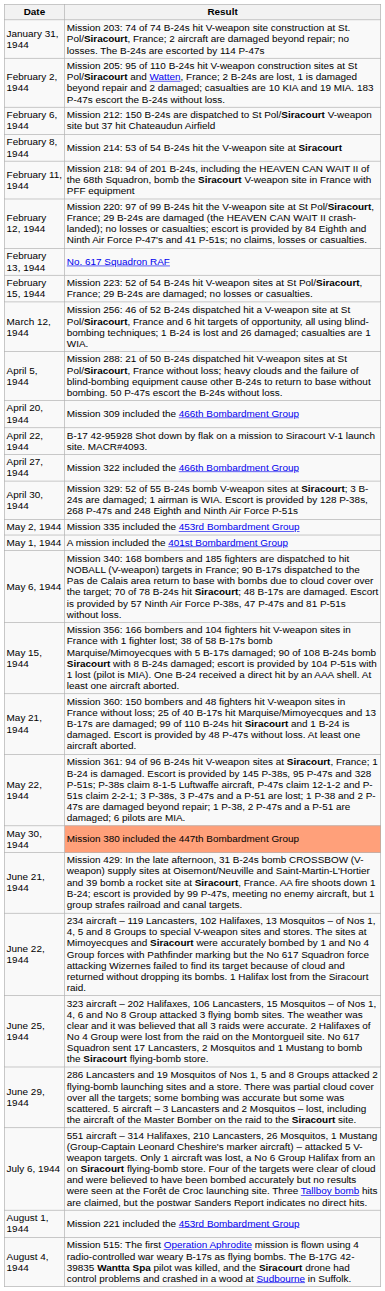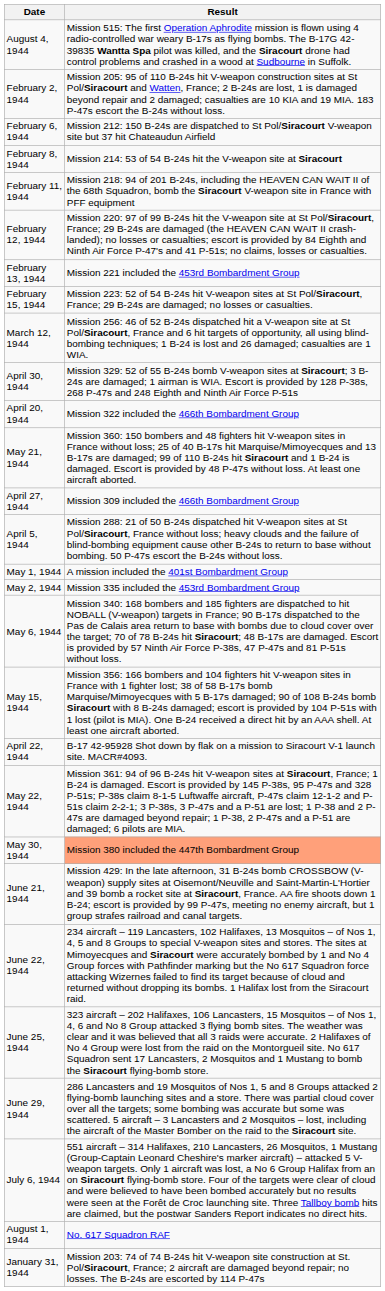rows swapped: (33, 39) <-> (28, 1261)
(118, 261) No. 617 Squadron RAF -> (183, 273) Mission 221 included the 453rd Bombardment Group
rows swapped: (22, 376) <-> (25, 500)
(183, 414) Mission 309 included the 466th Bombardment Group -> (183, 414) Mission 322 included the 466th Bombardment Group
rows swapped: (25, 441) <-> (24, 724)
(183, 467) Mission 322 included the 466th Bombardment Group -> (183, 501) Mission 309 included the 466th Bombardment Group
rows swapped: (34, 543) <-> (34, 527)
(183, 1223) Mission 221 included the 453rd Bombardment Group -> (118, 1235) No. 617 Squadron RAF
